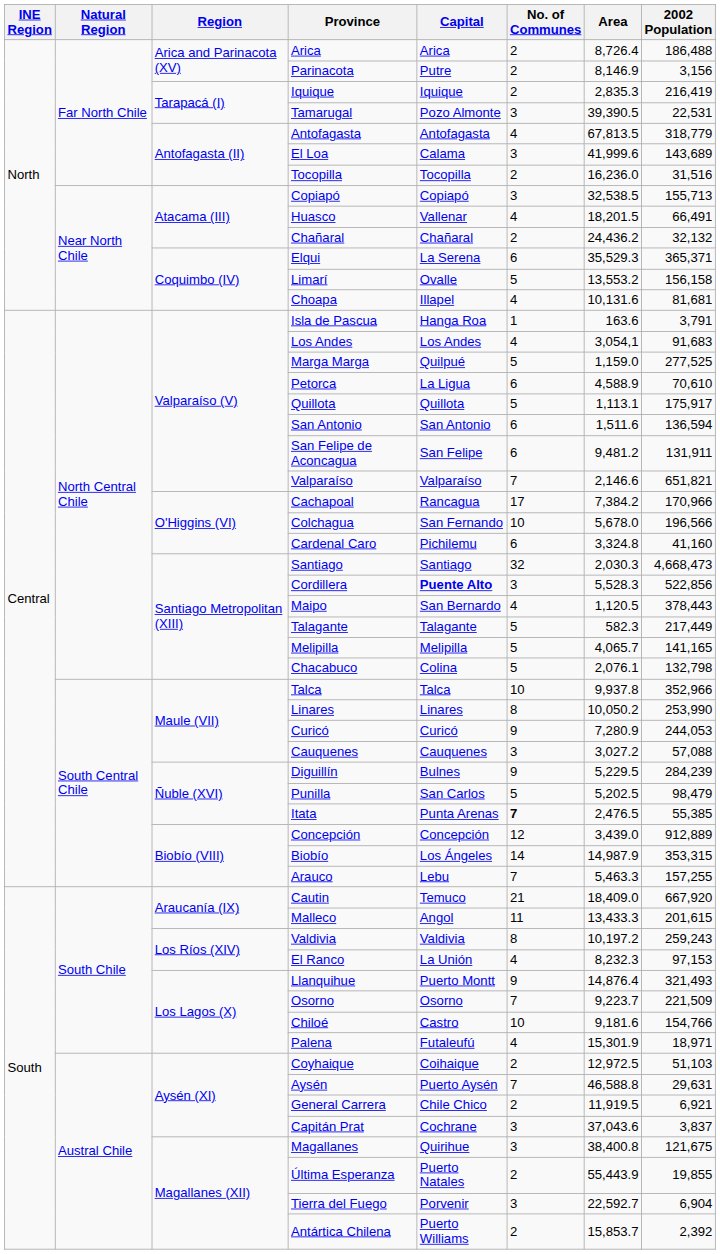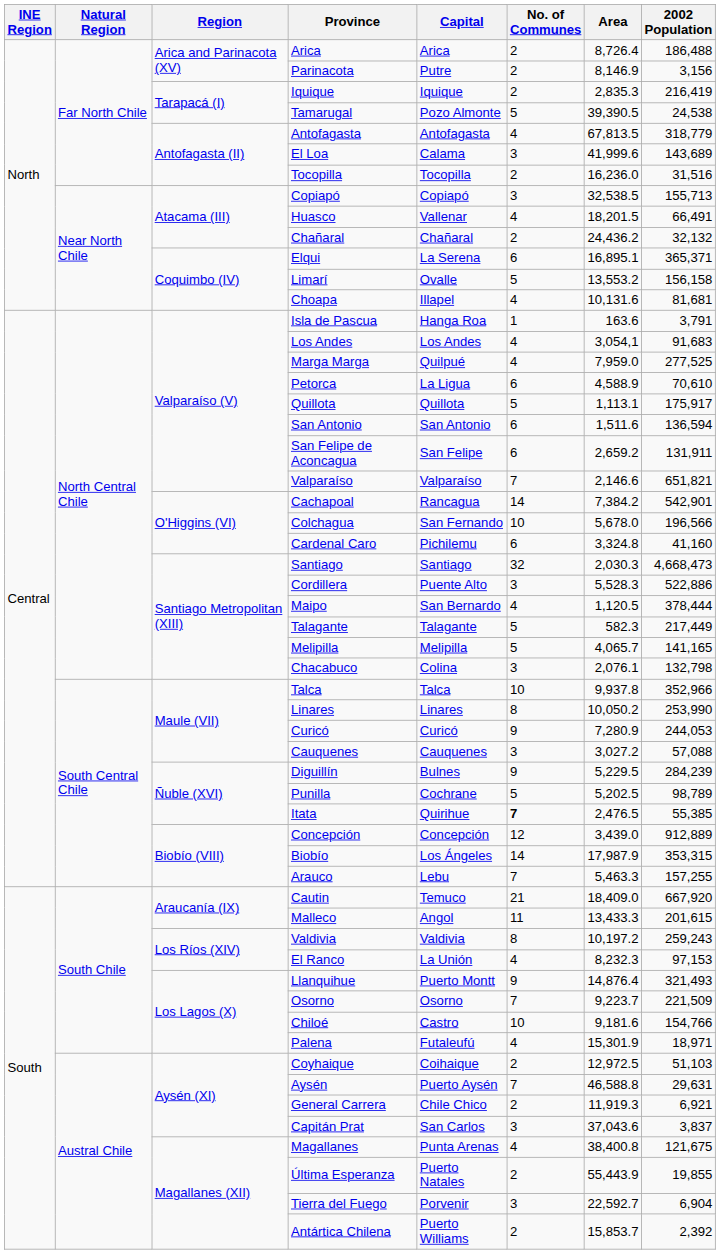(514, 112) 3 -> (514, 112) 5
(692, 112) 22,531 -> (692, 112) 24,538
(613, 258) 35,529.3 -> (613, 258) 16,895.1
(514, 362) 5 -> (514, 362) 4
(617, 362) 1,159.0 -> (617, 362) 7,959.0
(617, 453) 9,481.2 -> (617, 453) 2,659.2
(517, 502) 17 -> (517, 502) 14
(689, 502) 170,966 -> (689, 502) 542,901
(456, 585) bold -> (453, 585) normal
(689, 585) 522,856 -> (689, 585) 522,886
(689, 606) 378,443 -> (689, 606) 378,444
(514, 668) 5 -> (514, 668) 3
(452, 793) San Carlos -> (448, 793) Cochrane
(692, 793) 98,479 -> (692, 793) 98,789
(459, 814) Punta Arenas -> (445, 814) Quirihue
(613, 855) 14,987.9 -> (613, 855) 17,987.9
(613, 1105) 11,919.5 -> (613, 1105) 11,919.3
(448, 1126) Cochrane -> (452, 1126) San Carlos
(445, 1147) Quirihue -> (459, 1147) Punta Arenas
(514, 1147) 3 -> (514, 1147) 4
